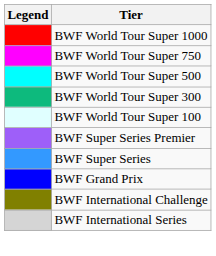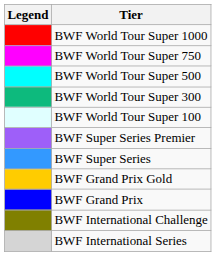+ row: (113, 179)
